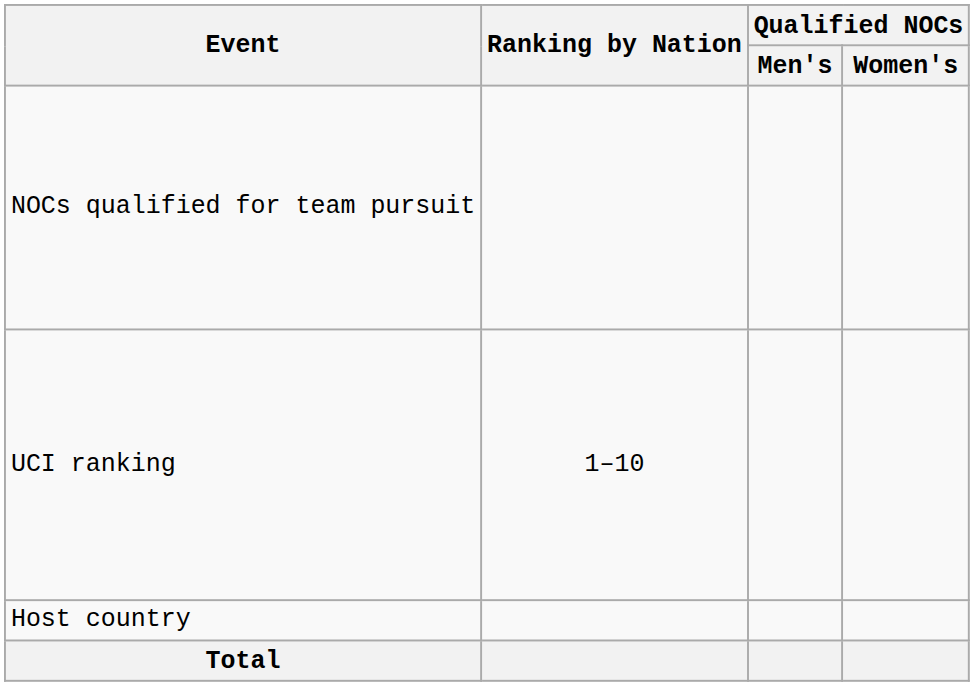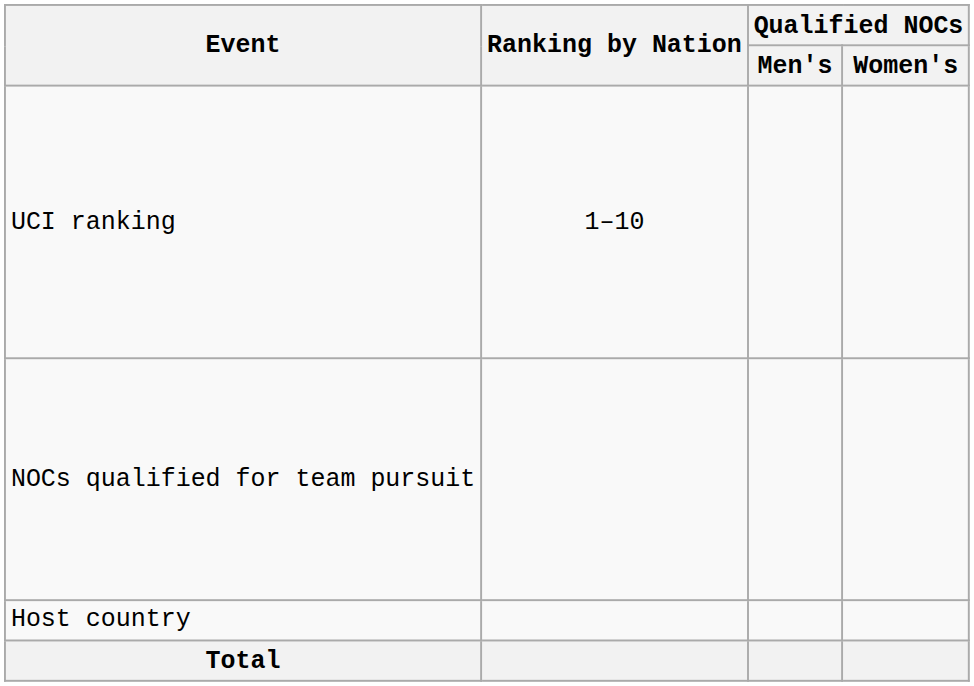rows swapped: (243, 207) <-> (93, 464)
